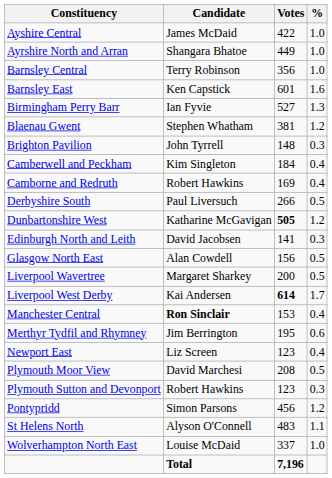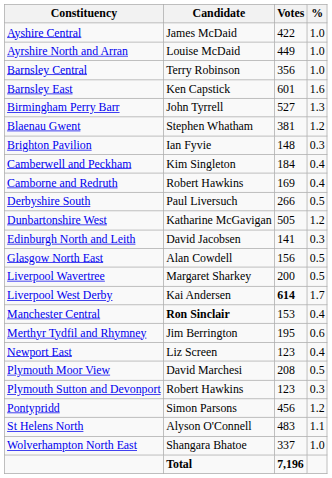(206, 51) Shangara Bhatoe -> (203, 51) Louise McDaid
(189, 107) Ian Fyvie -> (195, 107) John Tyrrell
(195, 145) John Tyrrell -> (189, 145) Ian Fyvie
(286, 220) bold -> (286, 220) normal
(203, 445) Louise McDaid -> (206, 445) Shangara Bhatoe
